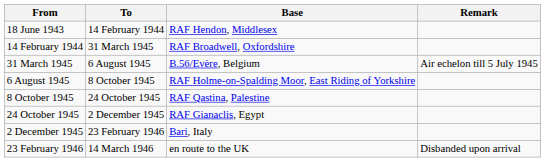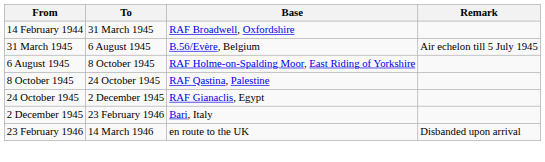- row: (35, 30)
